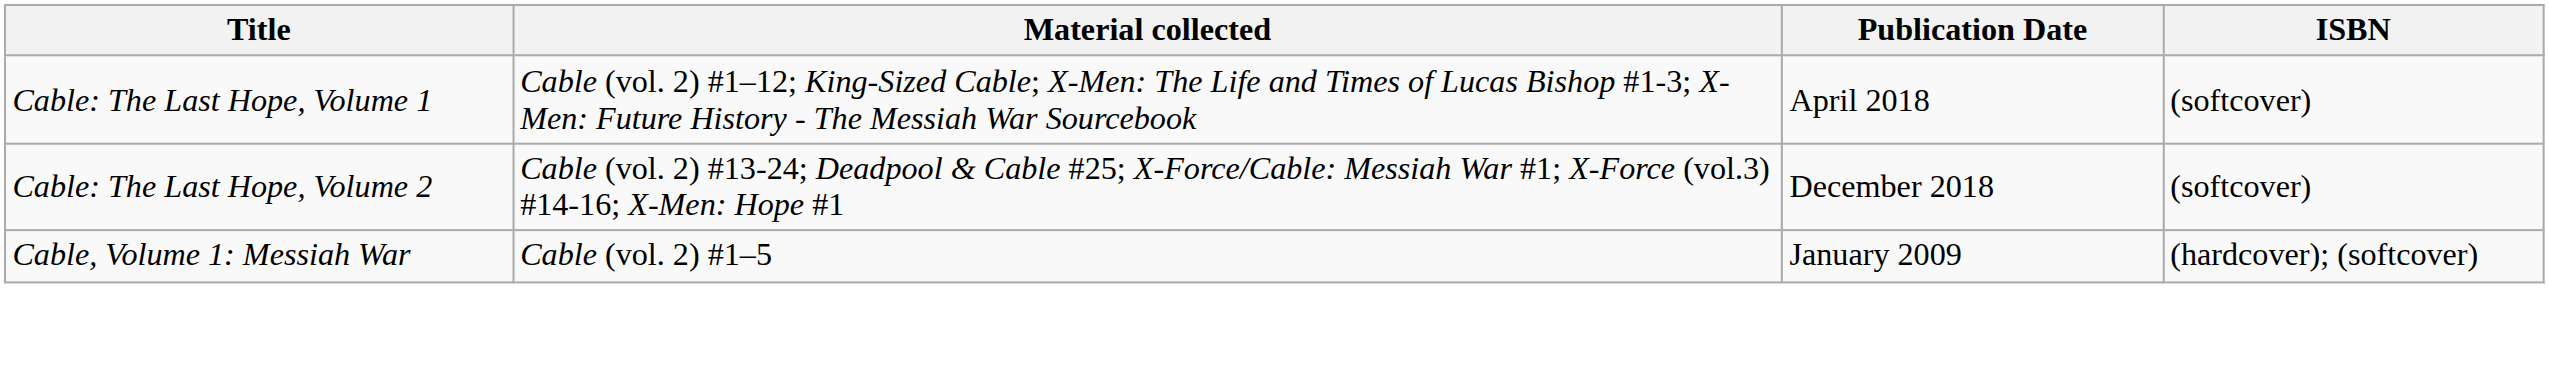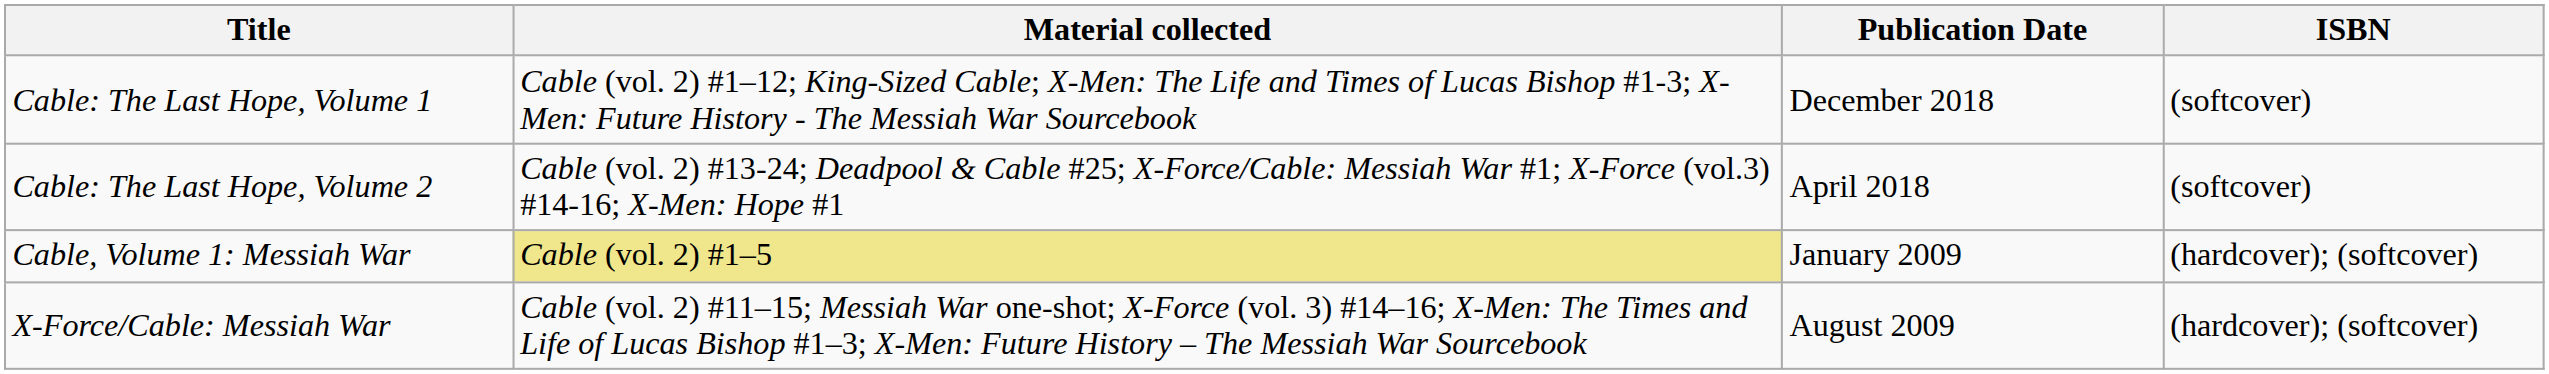(1860, 99) April 2018 -> (1892, 99) December 2018
(1892, 186) December 2018 -> (1860, 186) April 2018
(646, 255) no background -> (646, 255) khaki background
+ row: (201, 324)
